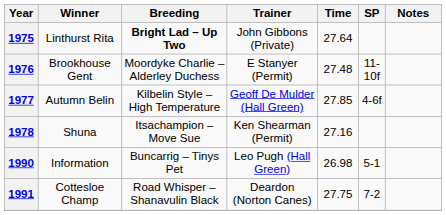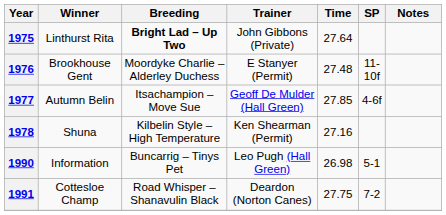(174, 100) Kilbelin Style – High Temperature -> (174, 100) Itsachampion – Move Sue
(174, 132) Itsachampion – Move Sue -> (174, 132) Kilbelin Style – High Temperature
